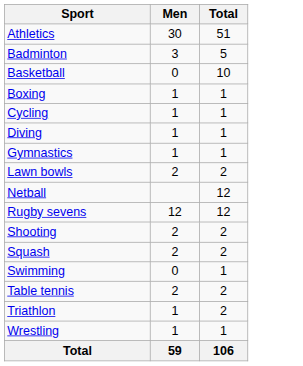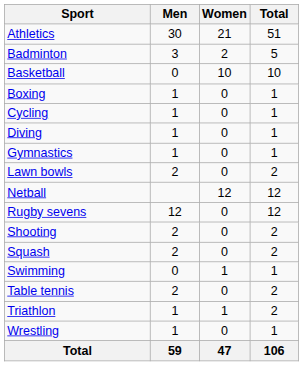+ column: (224, 14)
